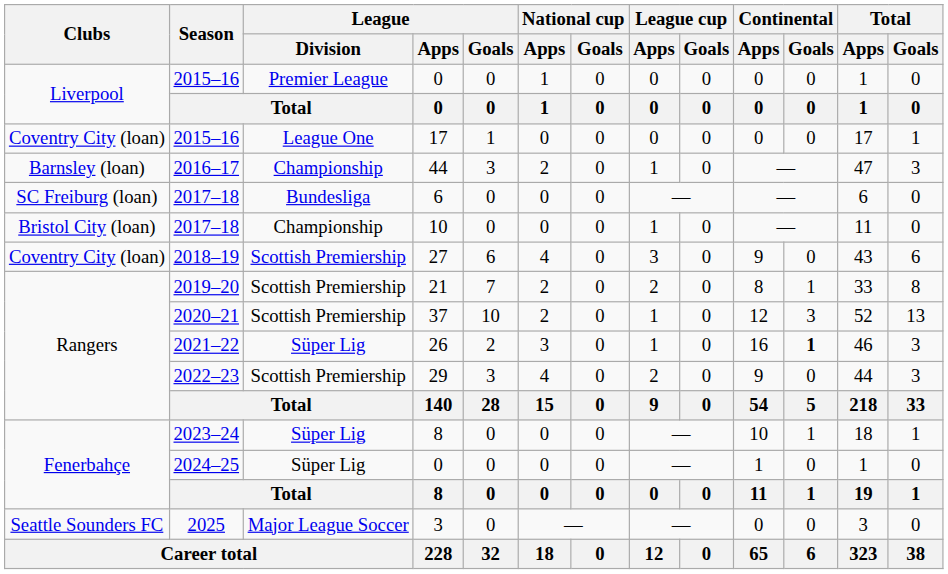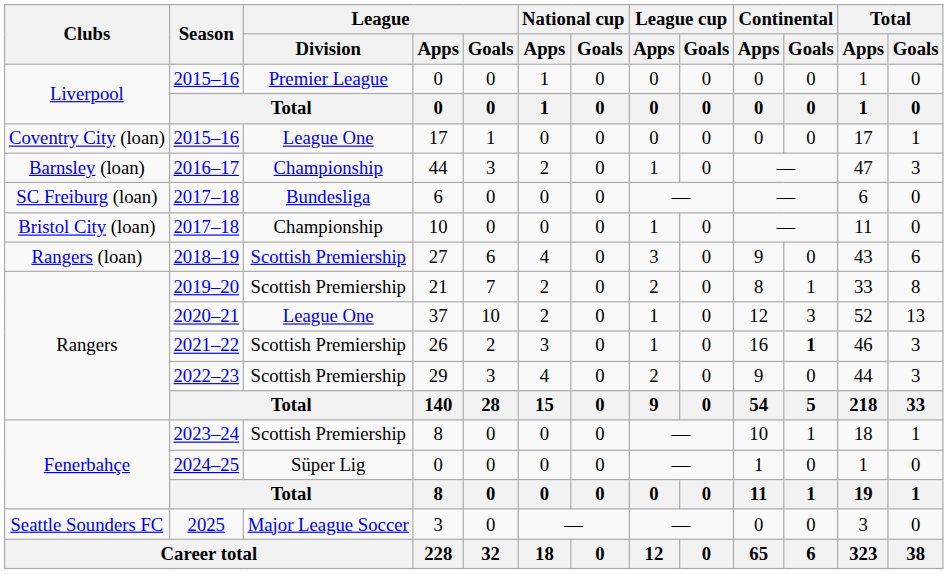(87, 256) Coventry City (loan) -> (87, 256) Rangers (loan)
(328, 316) Scottish Premiership -> (328, 316) League One
(328, 345) Süper Lig -> (328, 345) Scottish Premiership
(328, 434) Süper Lig -> (328, 434) Scottish Premiership
